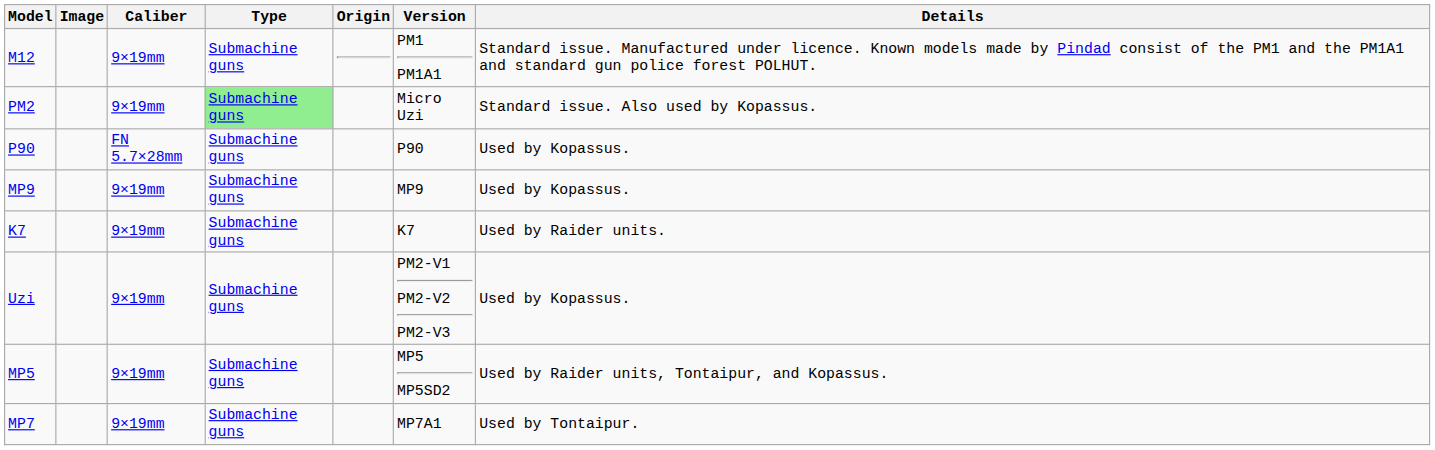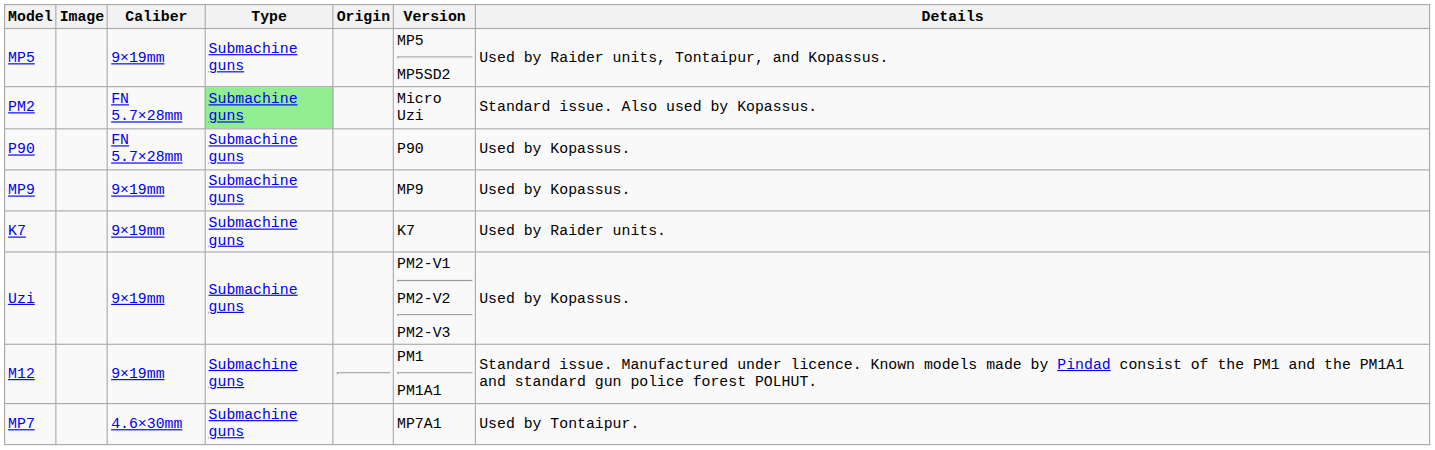rows swapped: (21, 58) <-> (21, 374)
(138, 108) 9×19mm -> (147, 108) FN 5.7×28mm
(138, 424) 9×19mm -> (147, 424) 4.6×30mm
